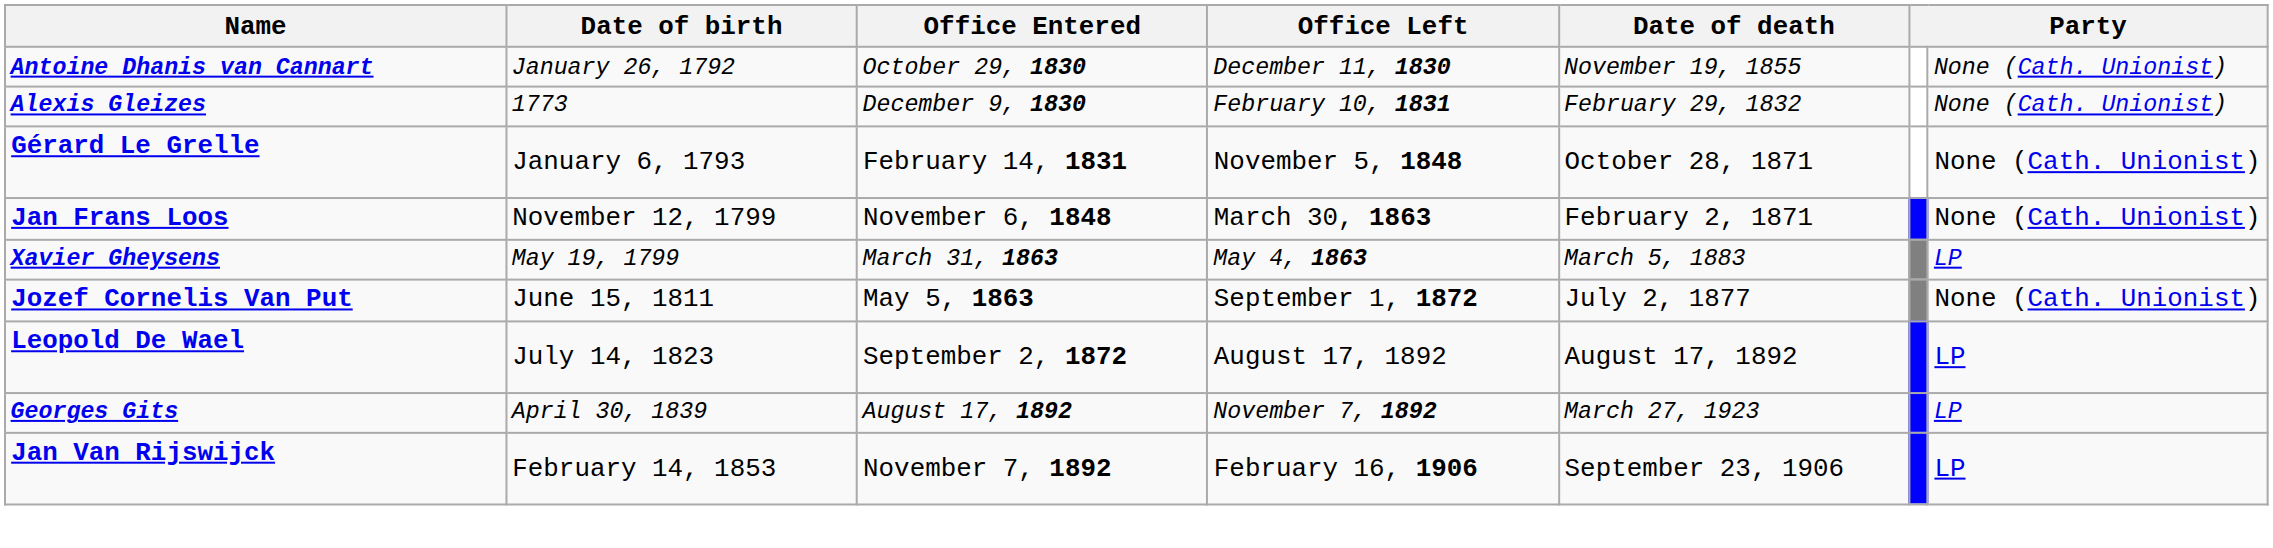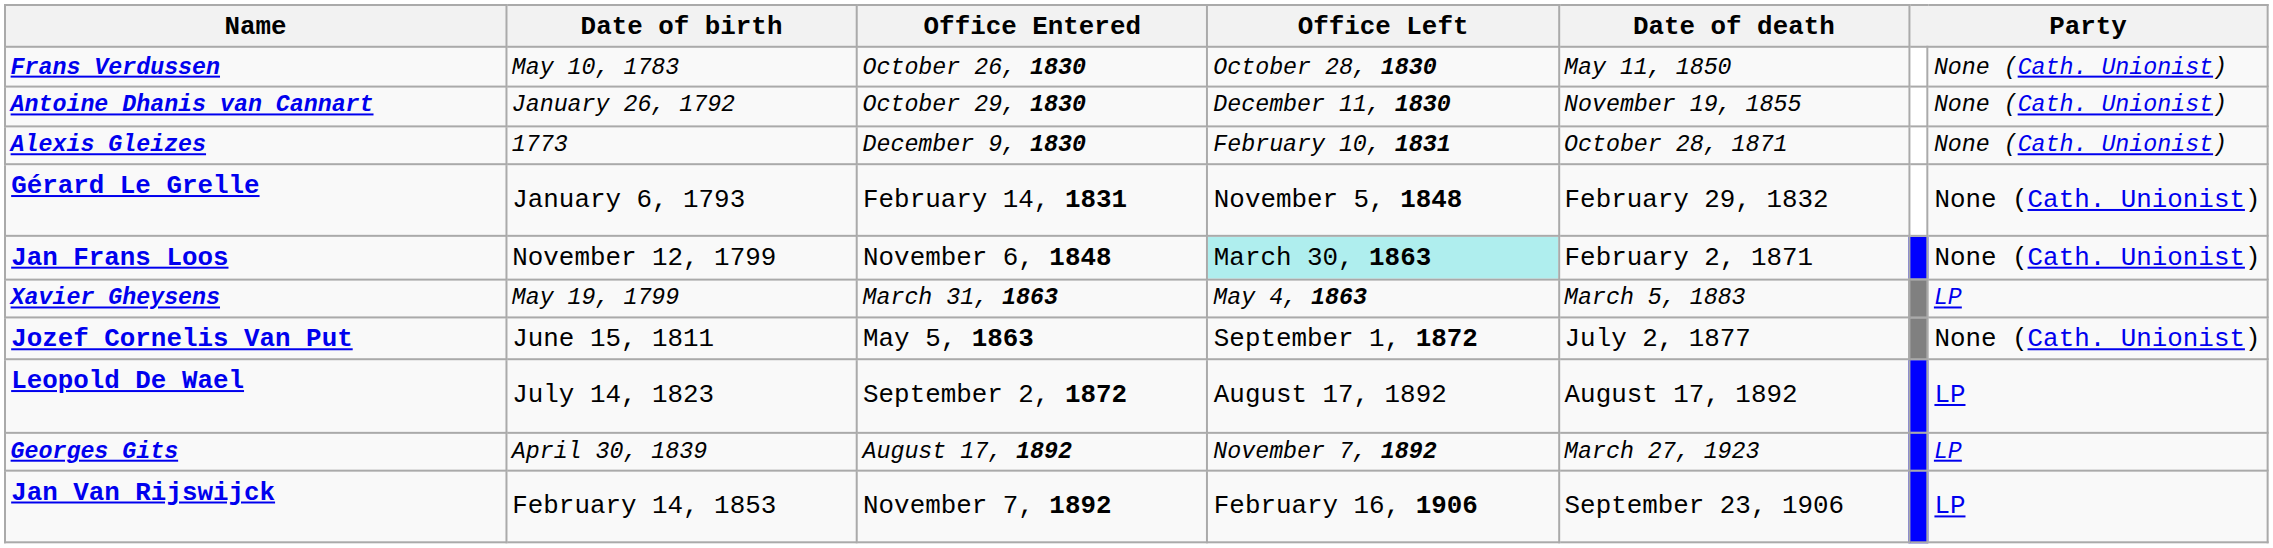+ row: (115, 67)
(1683, 106) February 29, 1832 -> (1676, 145) October 28, 1871
(1689, 161) October 28, 1871 -> (1697, 201) February 29, 1832
(1323, 218) no background -> (1323, 258) paleturquoise background
